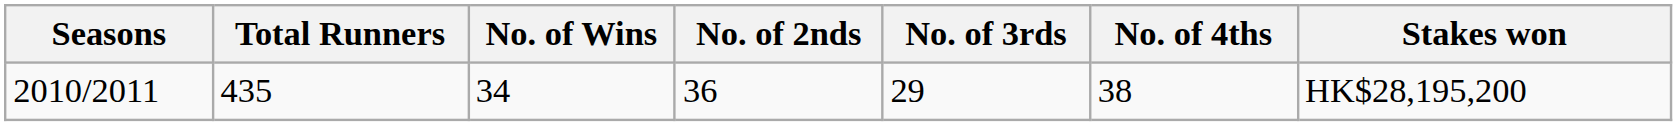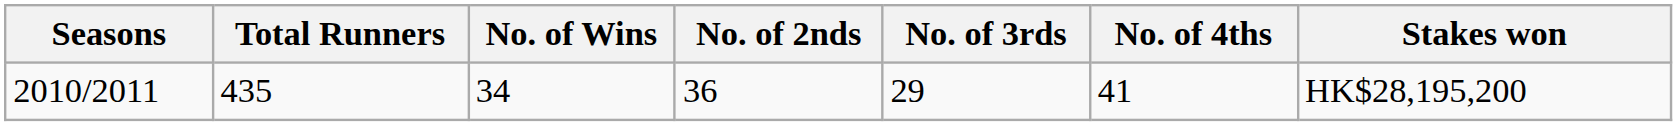(1115, 90) 38 -> (1115, 90) 41
